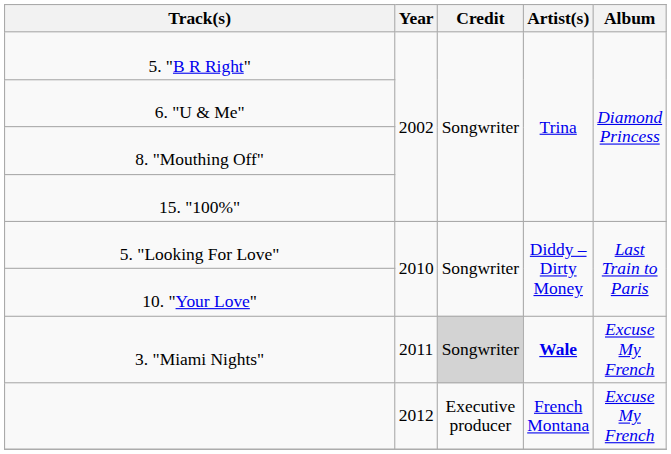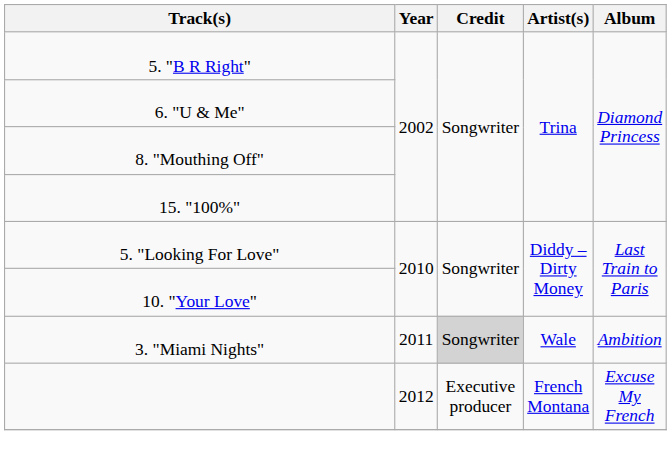(558, 349) bold -> (558, 339) normal
(630, 349) Excuse My French -> (630, 339) Ambition
